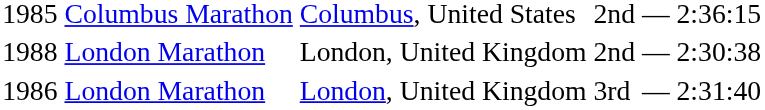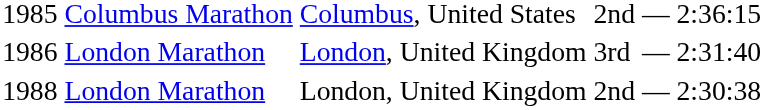rows swapped: (30, 90) <-> (30, 52)
